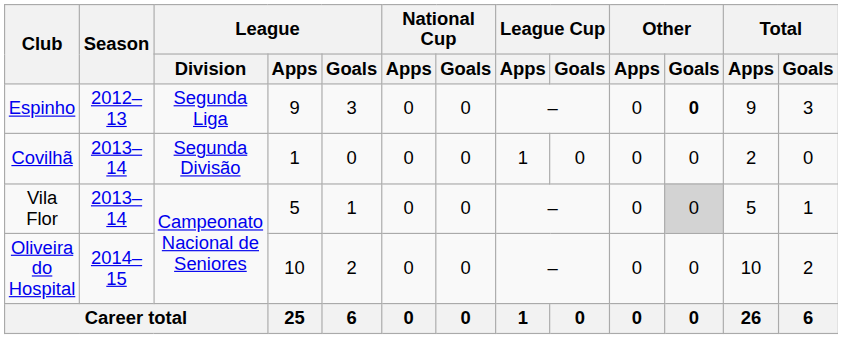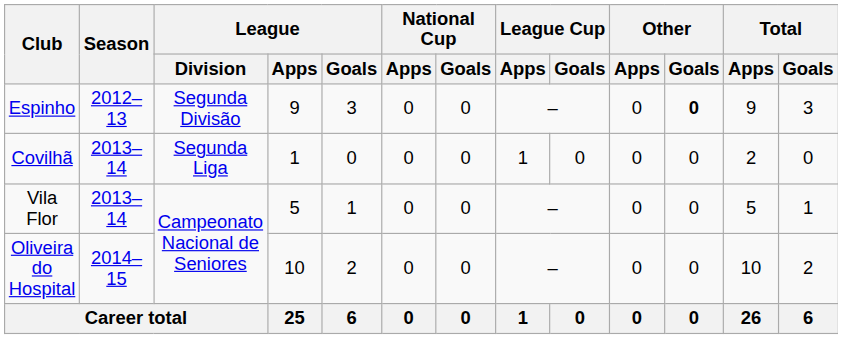(210, 108) Segunda Liga -> (210, 108) Segunda Divisão
(210, 158) Segunda Divisão -> (210, 158) Segunda Liga
(694, 208) lightgrey background -> (694, 208) no background
